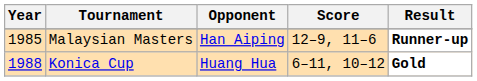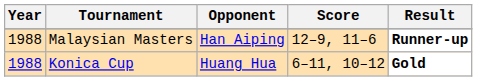(25, 40) 1985 -> (25, 40) 1988
